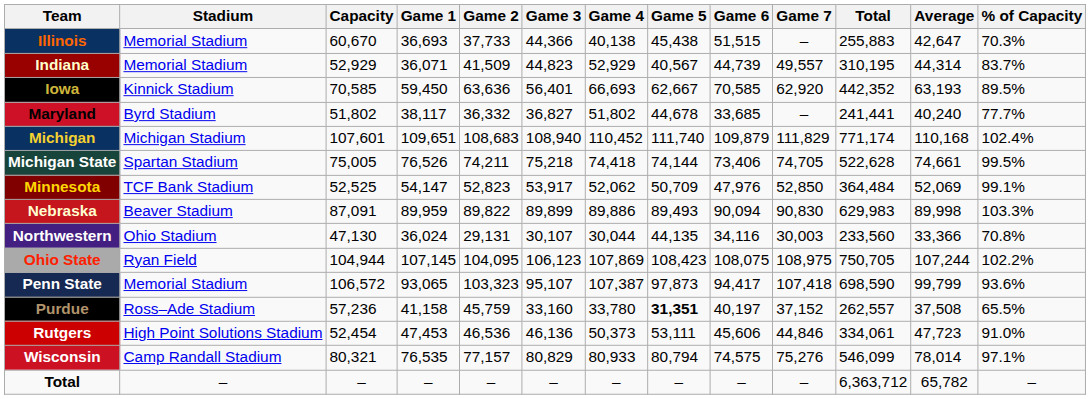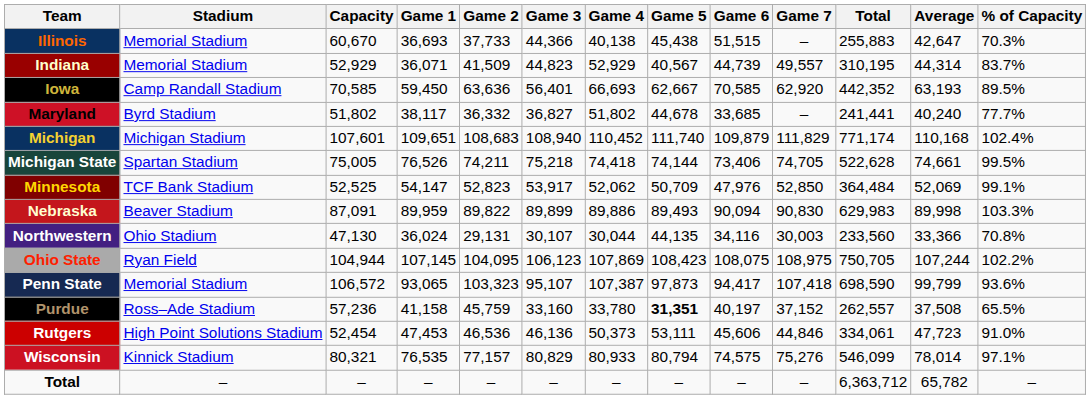(179, 89) Kinnick Stadium -> (202, 89) Camp Randall Stadium
(202, 357) Camp Randall Stadium -> (179, 357) Kinnick Stadium
